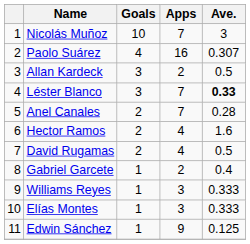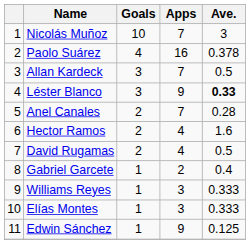(224, 53) 0.307 -> (224, 53) 0.378
(181, 72) 2 -> (181, 72) 7
(181, 92) 7 -> (181, 92) 9
